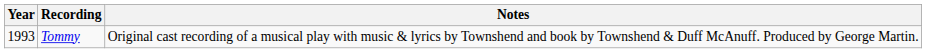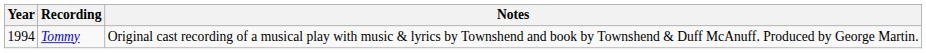(21, 36) 1993 -> (21, 36) 1994
